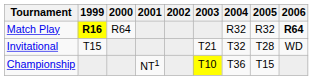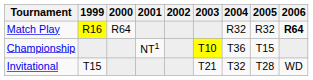(92, 30) bold -> (92, 30) normal
rows swapped: (41, 65) <-> (32, 47)
